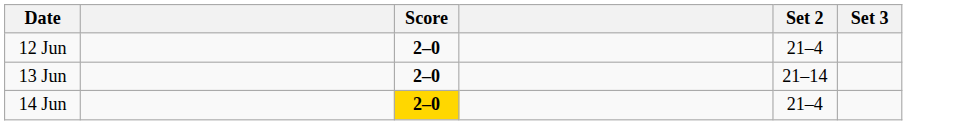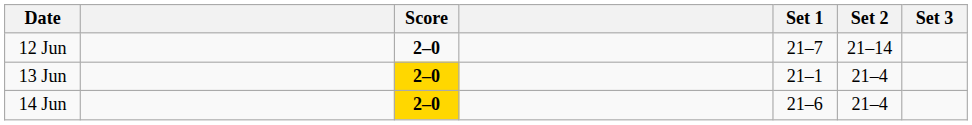+ column: (805, 18)
(805, 47) 21–4 -> (870, 47) 21–14
(427, 76) no background -> (427, 76) gold background
(805, 76) 21–14 -> (870, 76) 21–4
